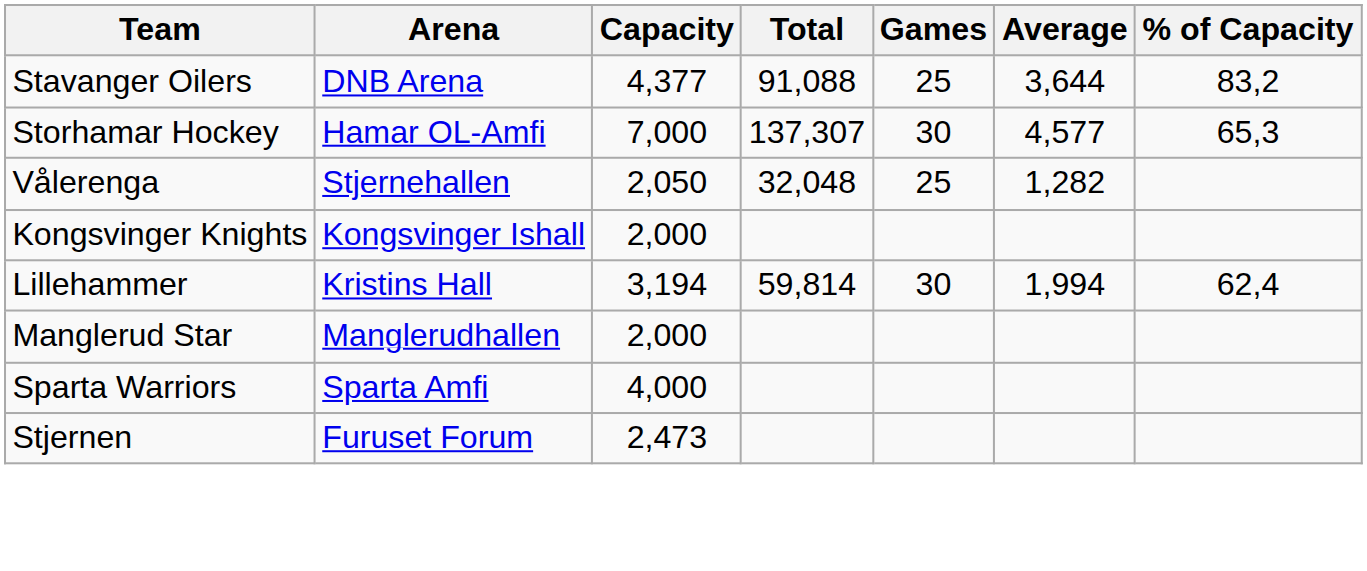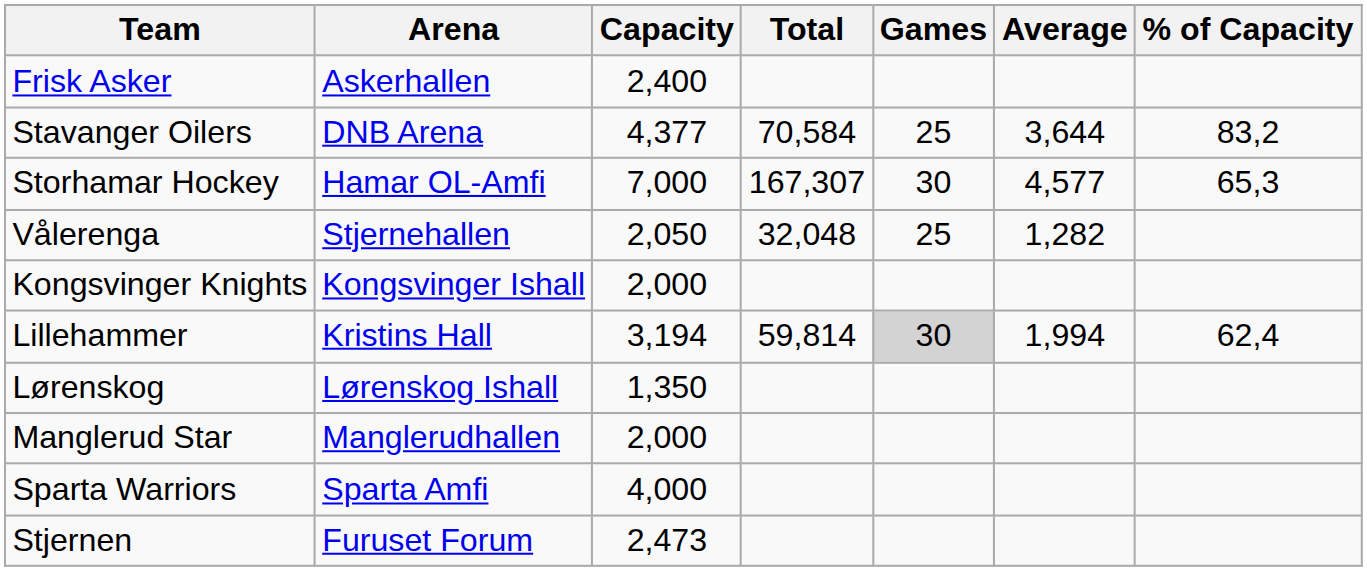+ row: (92, 81)
(807, 81) 91,088 -> (807, 132) 70,584
(807, 132) 137,307 -> (807, 183) 167,307
(933, 285) no background -> (933, 336) lightgrey background
+ row: (88, 387)
